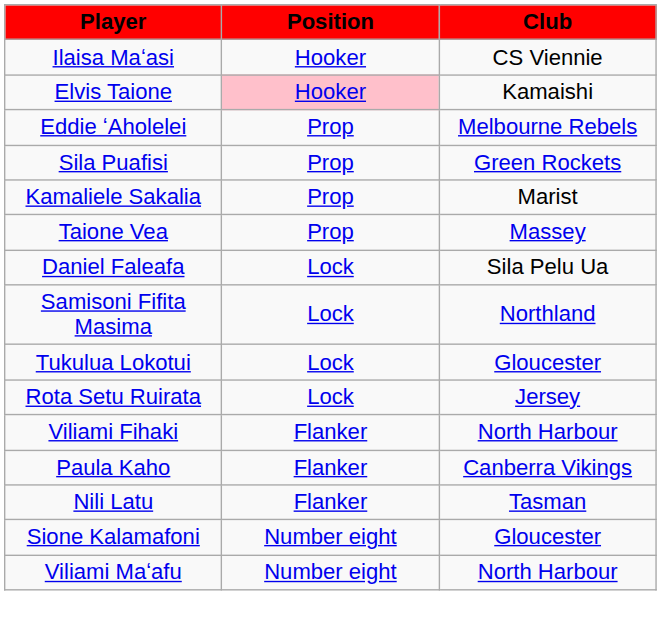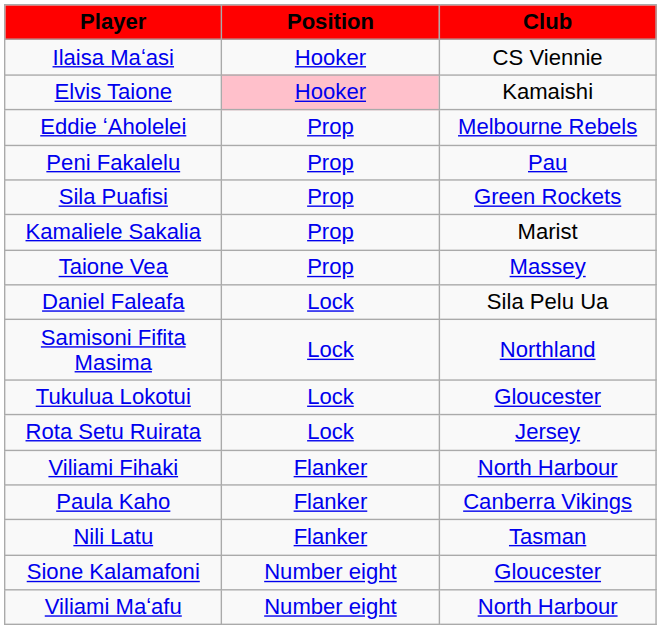+ row: (113, 162)
